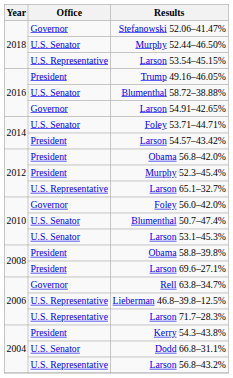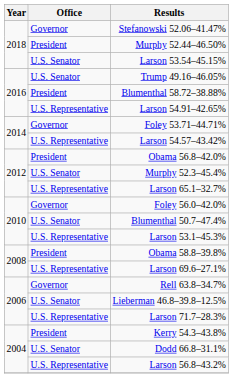(55, 44) U.S. Senator -> (49, 44) President
(69, 60) U.S. Representative -> (55, 60) U.S. Senator
(49, 76) President -> (55, 76) U.S. Senator
(55, 92) U.S. Senator -> (49, 92) President
(49, 108) Governor -> (69, 108) U.S. Representative
(55, 124) U.S. Senator -> (49, 124) Governor
(49, 141) President -> (69, 141) U.S. Representative
(49, 173) President -> (55, 173) U.S. Senator
(55, 237) U.S. Senator -> (69, 237) U.S. Representative
(49, 269) President -> (69, 269) U.S. Representative
(69, 301) U.S. Representative -> (55, 301) U.S. Senator
